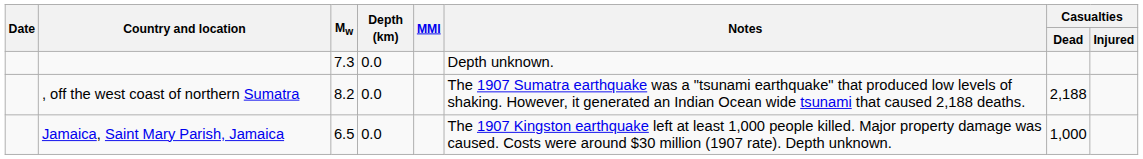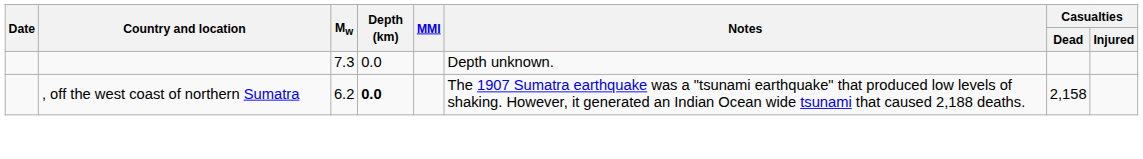(344, 94) 8.2 -> (344, 94) 6.2
(371, 94) normal -> (371, 94) bold
(1068, 94) 2,188 -> (1068, 94) 2,158
- row: (163, 134)
